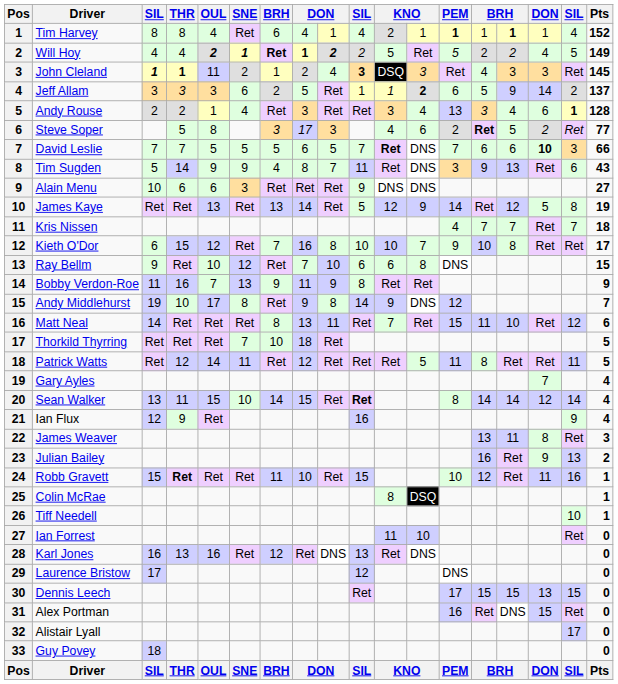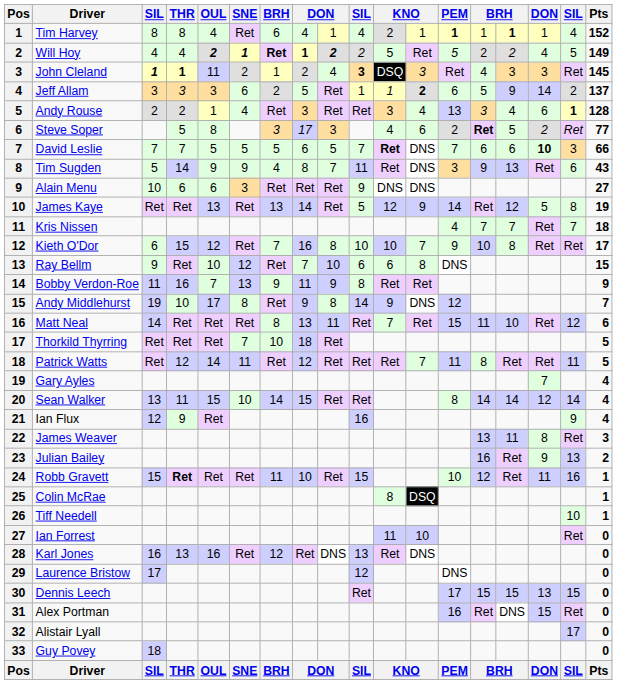(423, 361) 5 -> (422, 361) 7
(362, 400) bold -> (361, 400) normal
